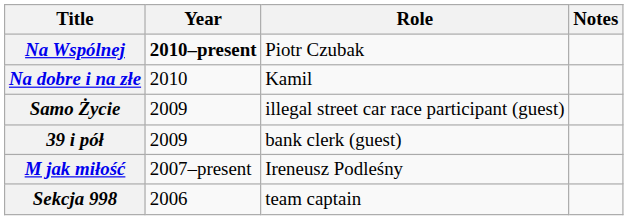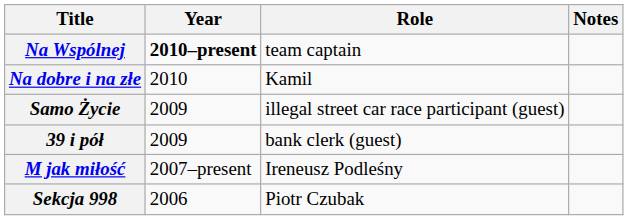(315, 49) Piotr Czubak -> (313, 49) team captain
(313, 199) team captain -> (315, 199) Piotr Czubak
